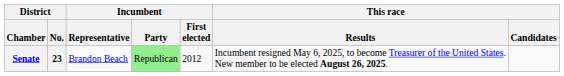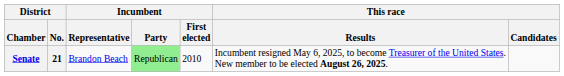(57, 58) 23 -> (57, 58) 21
(192, 58) 2012 -> (192, 58) 2010
